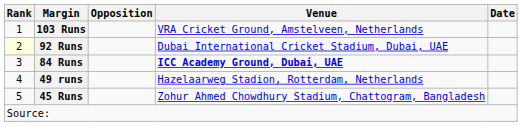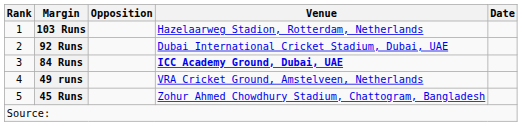(290, 30) VRA Cricket Ground, Amstelveen, Netherlands -> (290, 30) Hazelaarweg Stadion, Rotterdam, Netherlands
(19, 46) lightyellow background -> (19, 46) no background
(290, 80) Hazelaarweg Stadion, Rotterdam, Netherlands -> (290, 80) VRA Cricket Ground, Amstelveen, Netherlands
